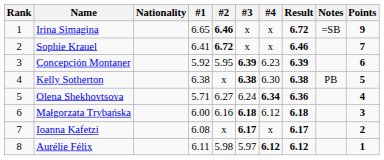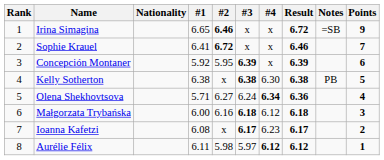(270, 63) 6.23 -> (270, 63) x
(270, 130) x -> (270, 130) 6.23
